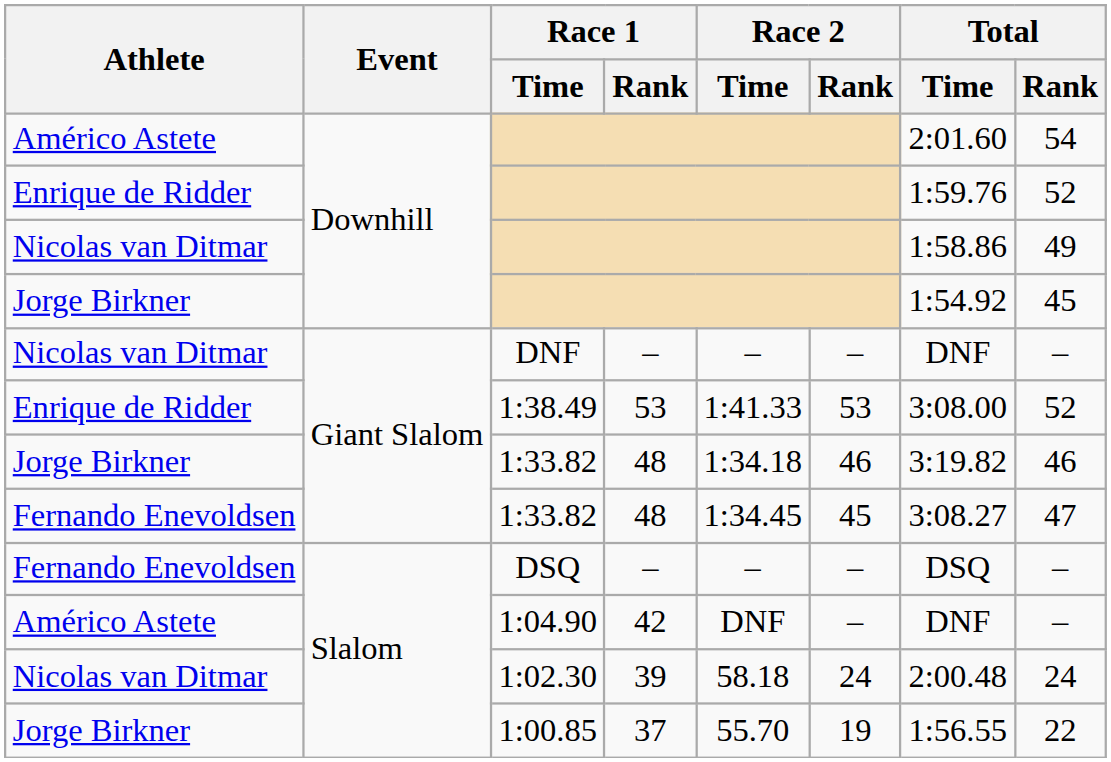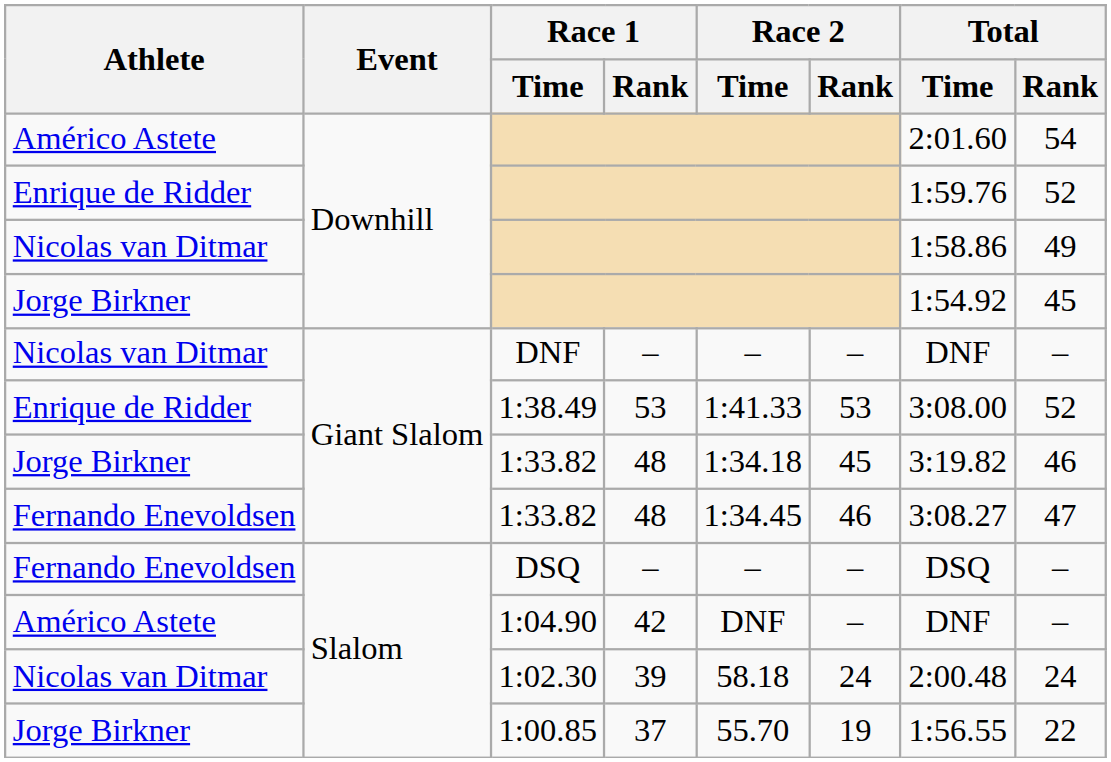(855, 461) 46 -> (855, 461) 45
(855, 514) 45 -> (855, 514) 46
